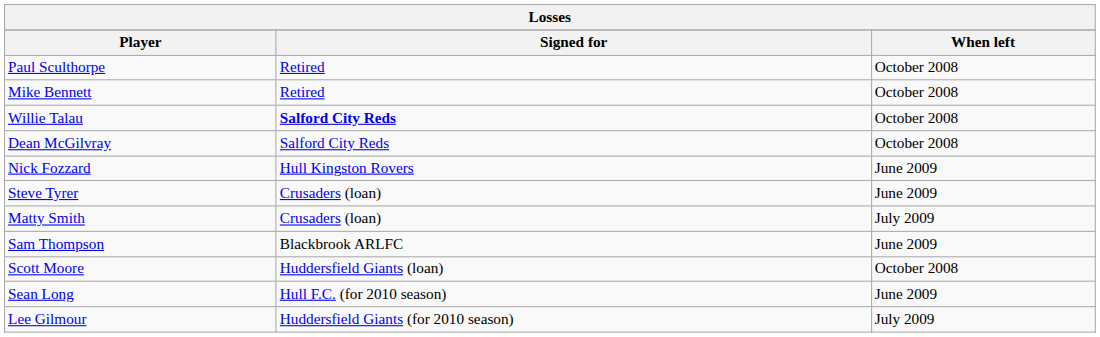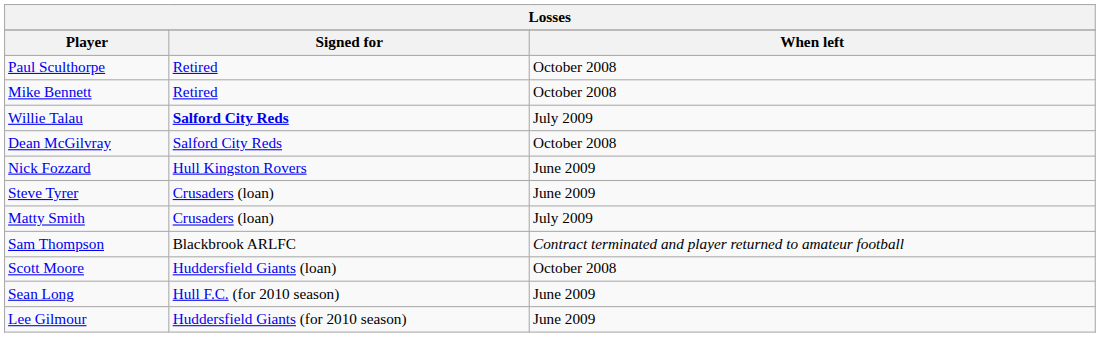(916, 118) October 2008 -> (563, 118) July 2009
(906, 244) June 2009 -> (719, 244) Contract terminated and player returned to amateur football
(905, 319) July 2009 -> (564, 319) June 2009
